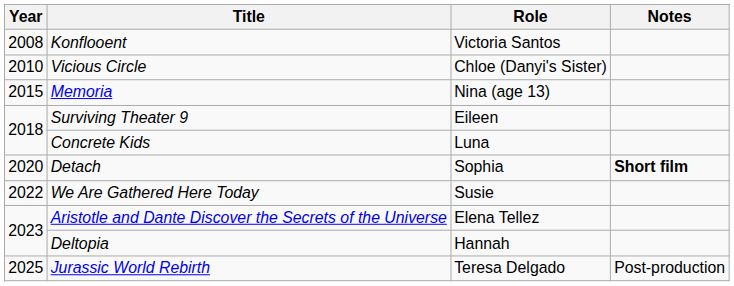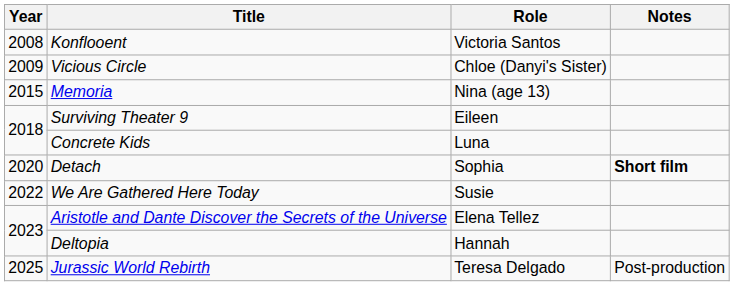(26, 67) 2010 -> (26, 67) 2009
